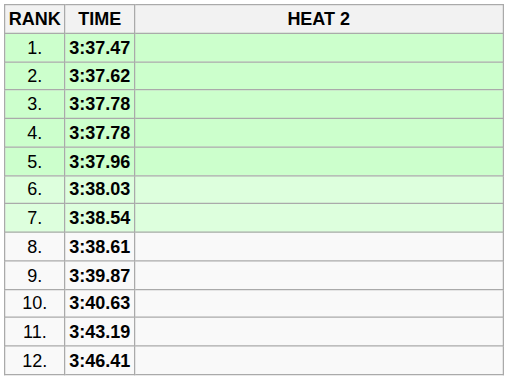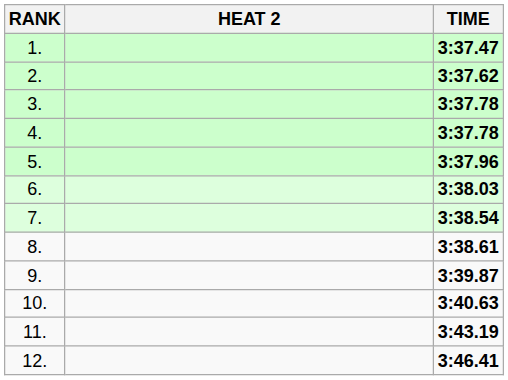columns swapped: (319, 19) <-> (100, 19)
